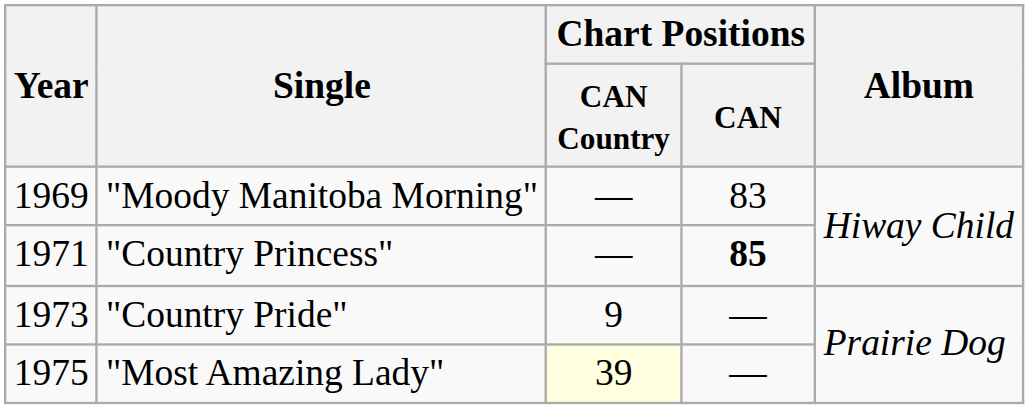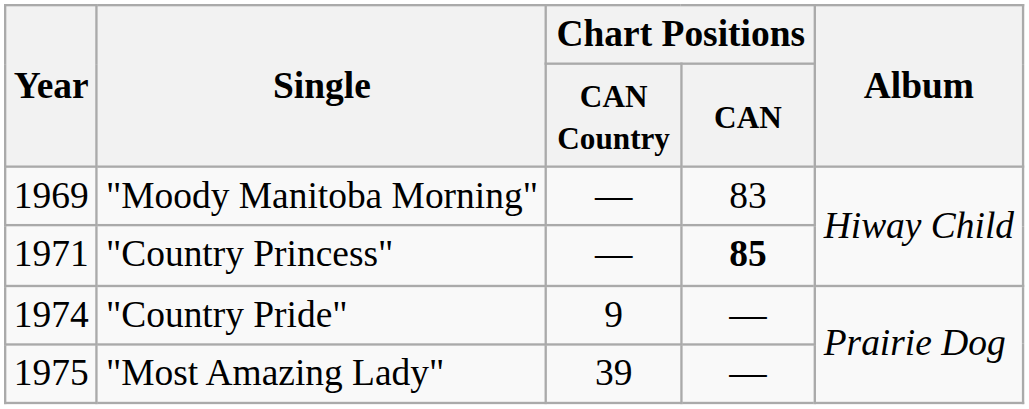(51, 313) 1973 -> (51, 313) 1974
(614, 373) lightyellow background -> (614, 373) no background
